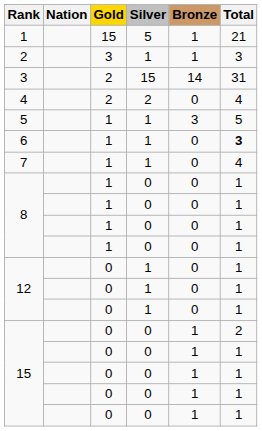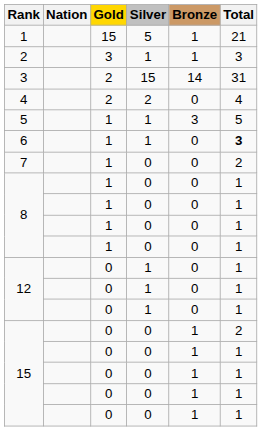(148, 162) 1 -> (148, 162) 0
(239, 162) 4 -> (239, 162) 2
